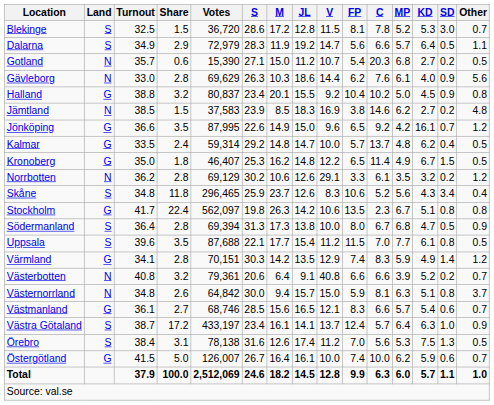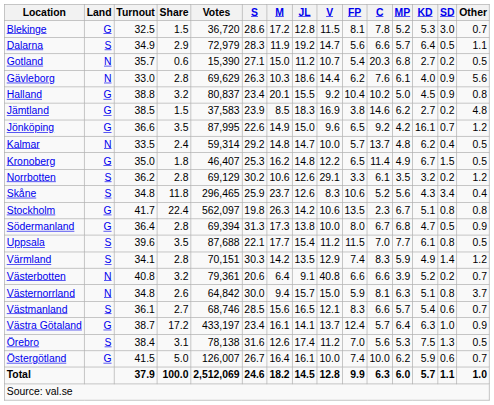(108, 29) S -> (107, 29) G
(108, 111) N -> (107, 111) G
(107, 144) G -> (108, 144) N
(108, 177) N -> (108, 177) S
(108, 227) S -> (107, 227) G
(107, 260) G -> (108, 260) S
(107, 309) G -> (108, 309) S
(108, 326) S -> (107, 326) G
